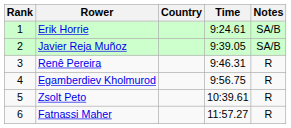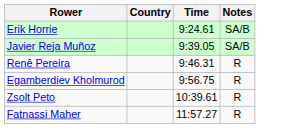- column: (20, 13)
